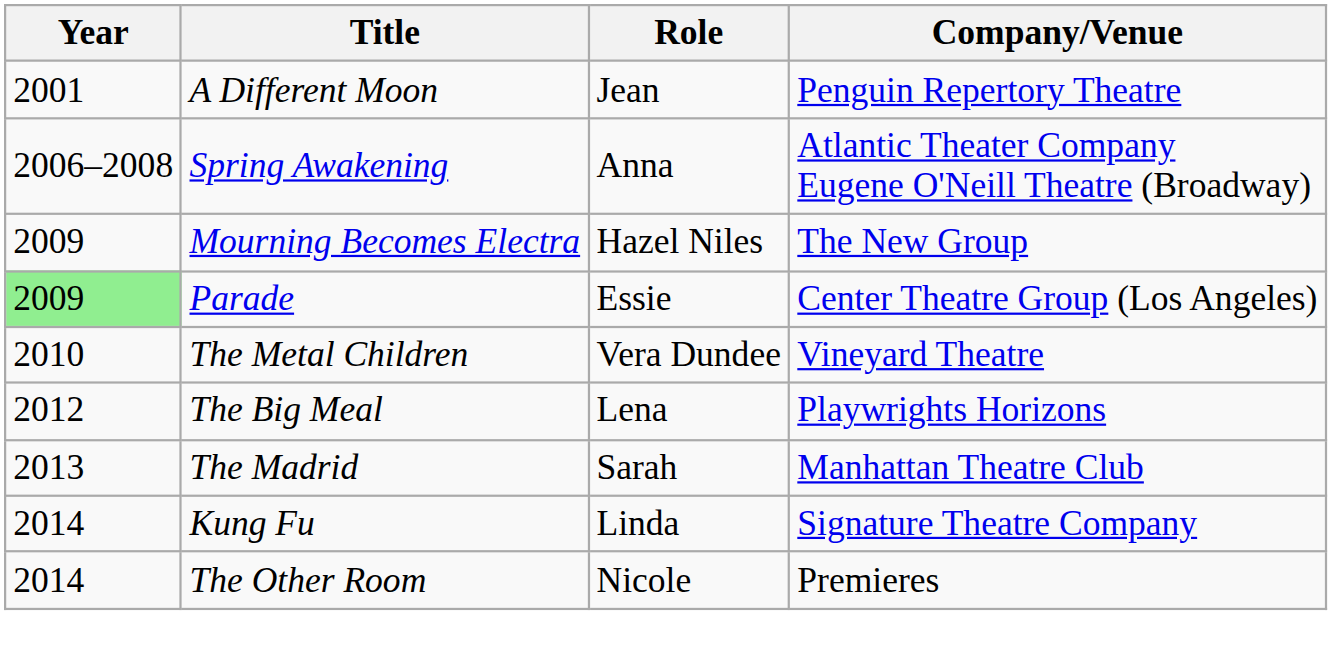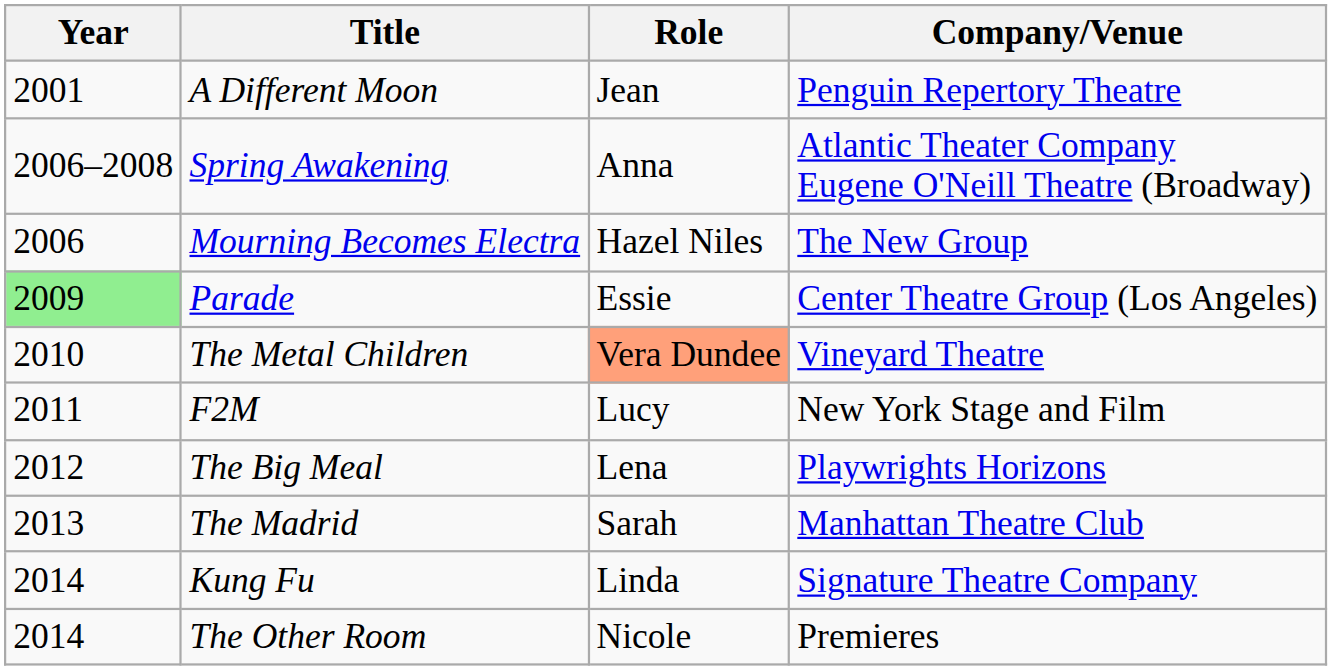(49, 241) 2009 -> (49, 241) 2006
(689, 354) no background -> (689, 354) lightsalmon background
+ row: (224, 410)
